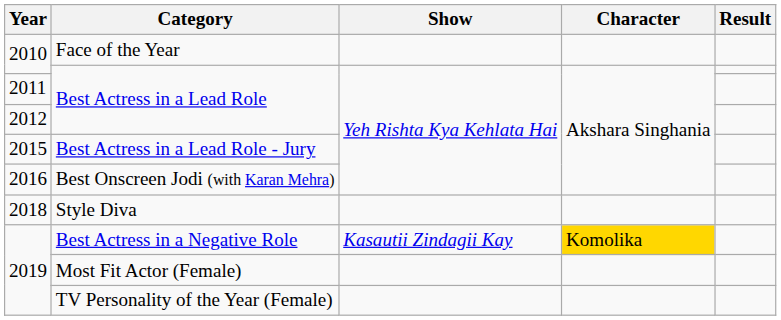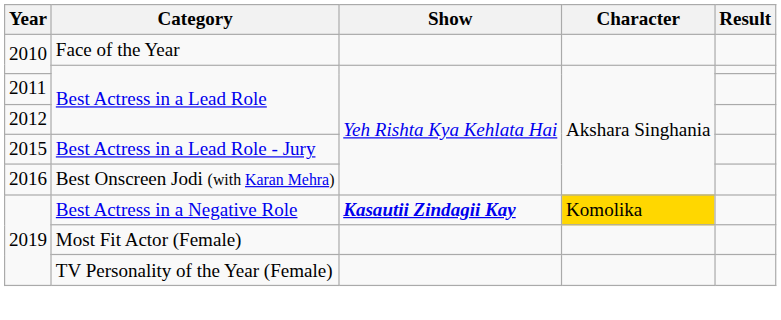- row: (28, 209)
(428, 239) normal -> (429, 209) bold
